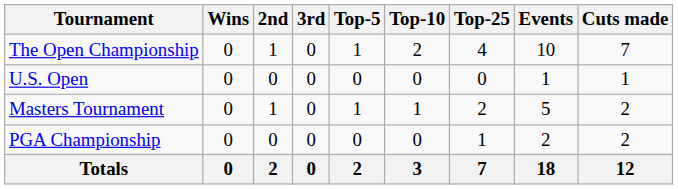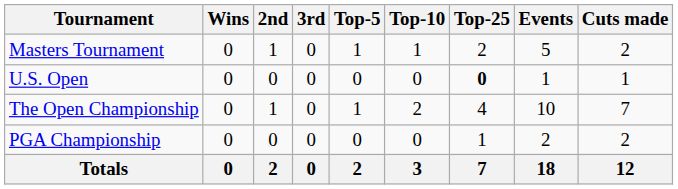rows swapped: (86, 109) <-> (104, 49)
(482, 79) normal -> (482, 79) bold
